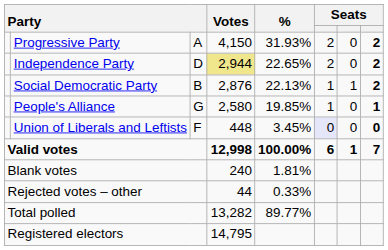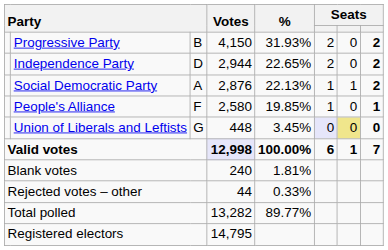(198, 42) A -> (198, 42) B
(235, 63) khaki background -> (235, 63) no background
(198, 85) B -> (198, 85) A
(198, 106) G -> (197, 106) F
(197, 127) F -> (198, 127) G
(353, 127) no background -> (353, 127) khaki background
(231, 149) no background -> (231, 149) lavender background
